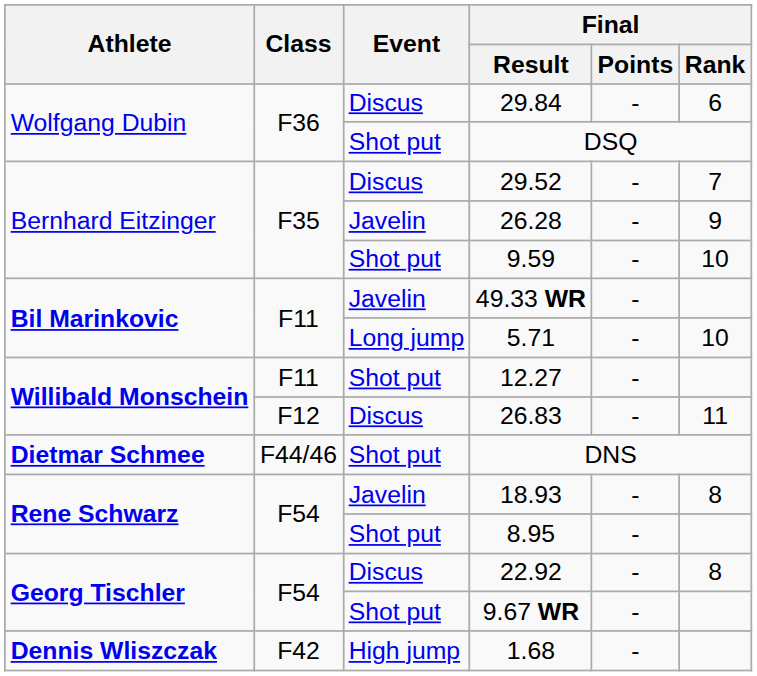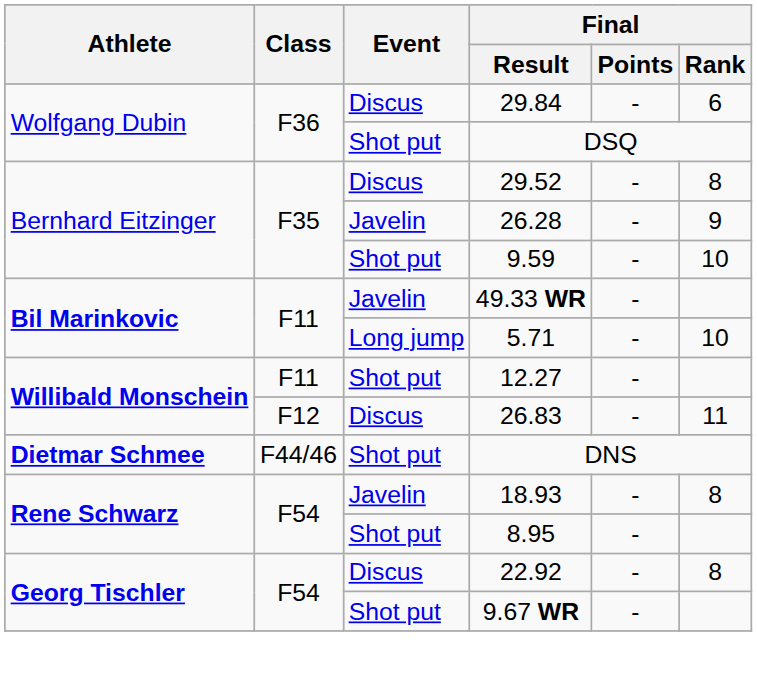(715, 181) 7 -> (715, 181) 8
- row: (531, 651)
